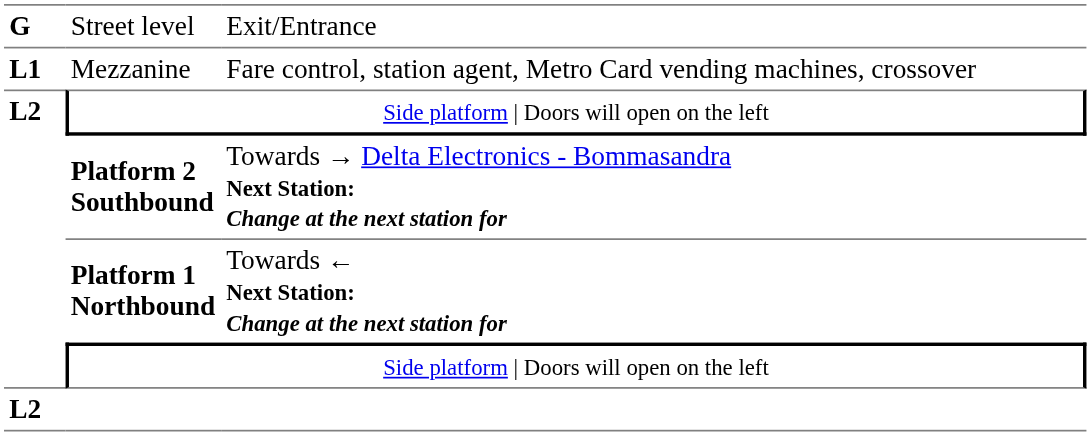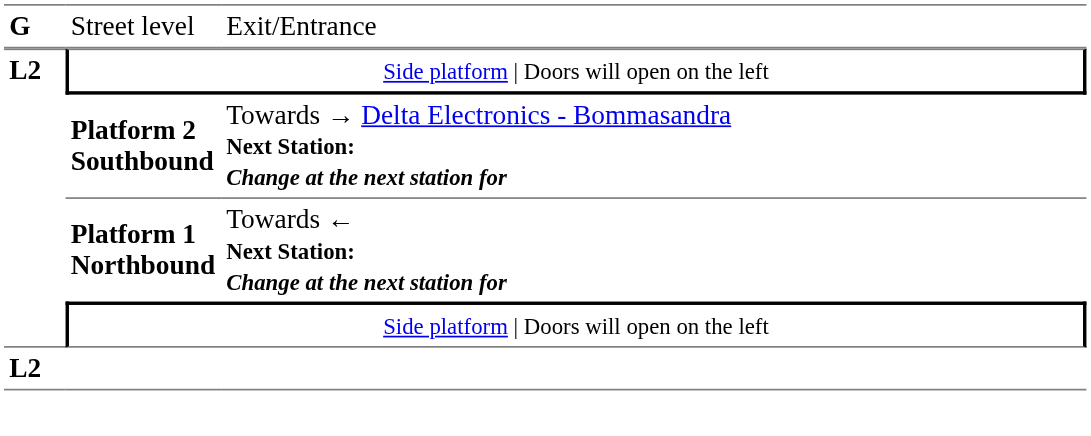- row: (131, 68)
